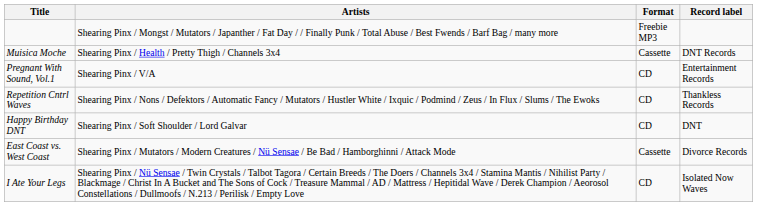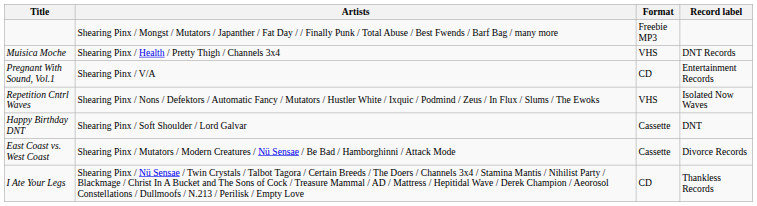(654, 53) Cassette -> (648, 53) VHS
(645, 100) CD -> (648, 100) VHS
(702, 100) Thankless Records -> (708, 100) Isolated Now Waves
(645, 126) CD -> (654, 126) Cassette
(708, 183) Isolated Now Waves -> (702, 183) Thankless Records
